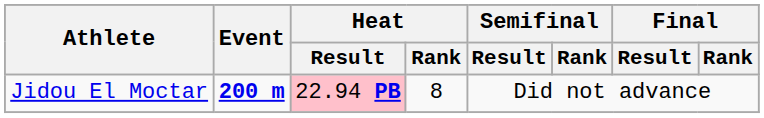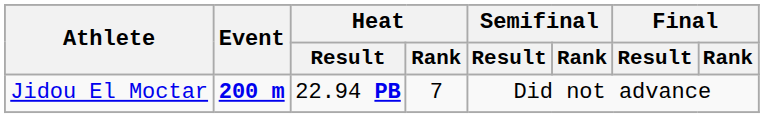(348, 93) pink background -> (348, 93) no background
(436, 93) 8 -> (436, 93) 7
